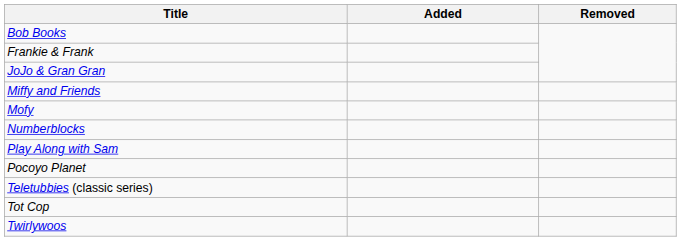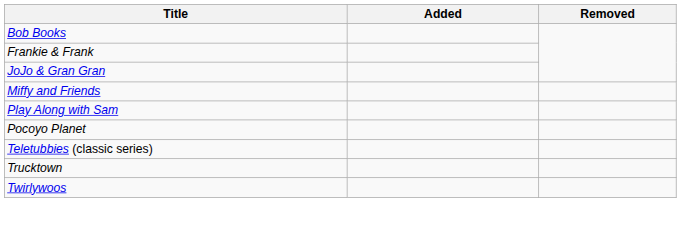- row: (20, 110)
- row: (46, 129)
- row: (28, 206)
+ row: (35, 168)
